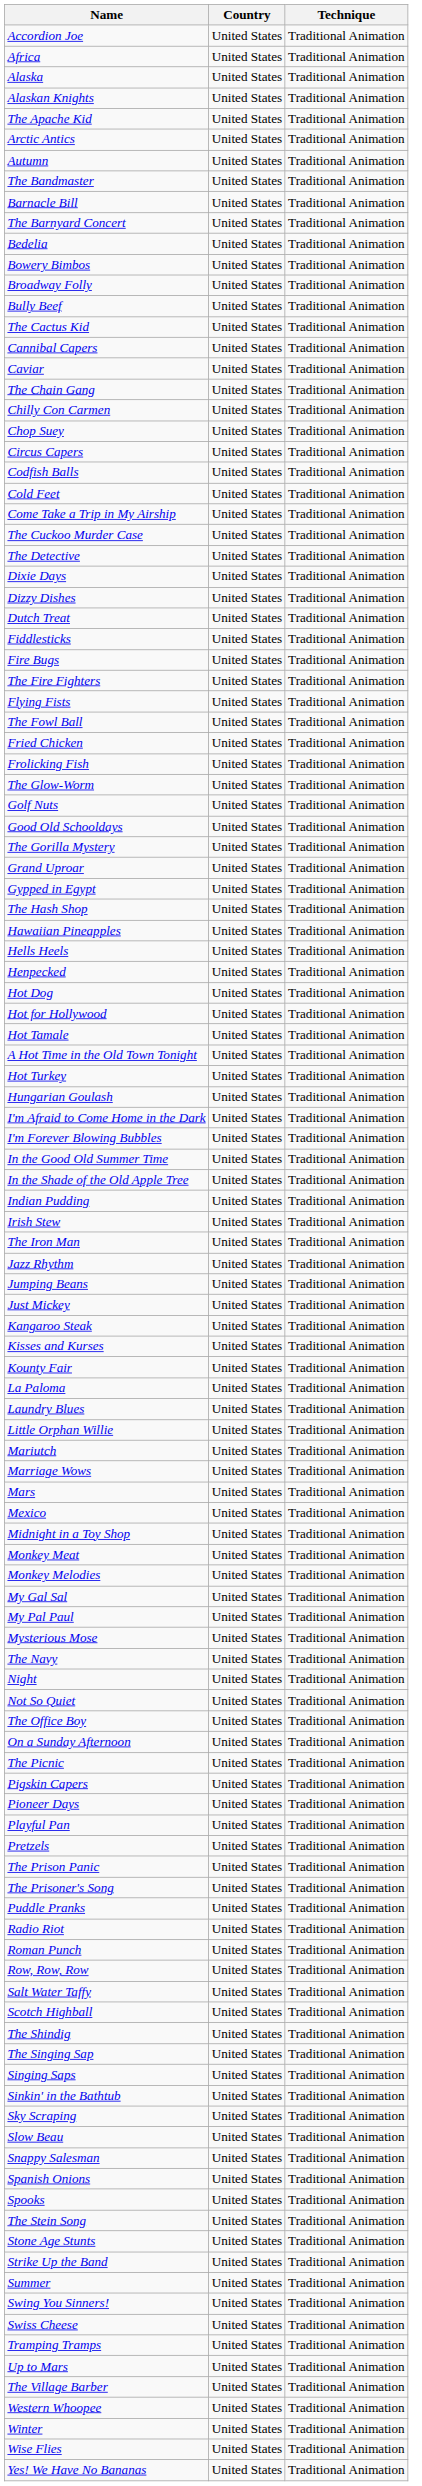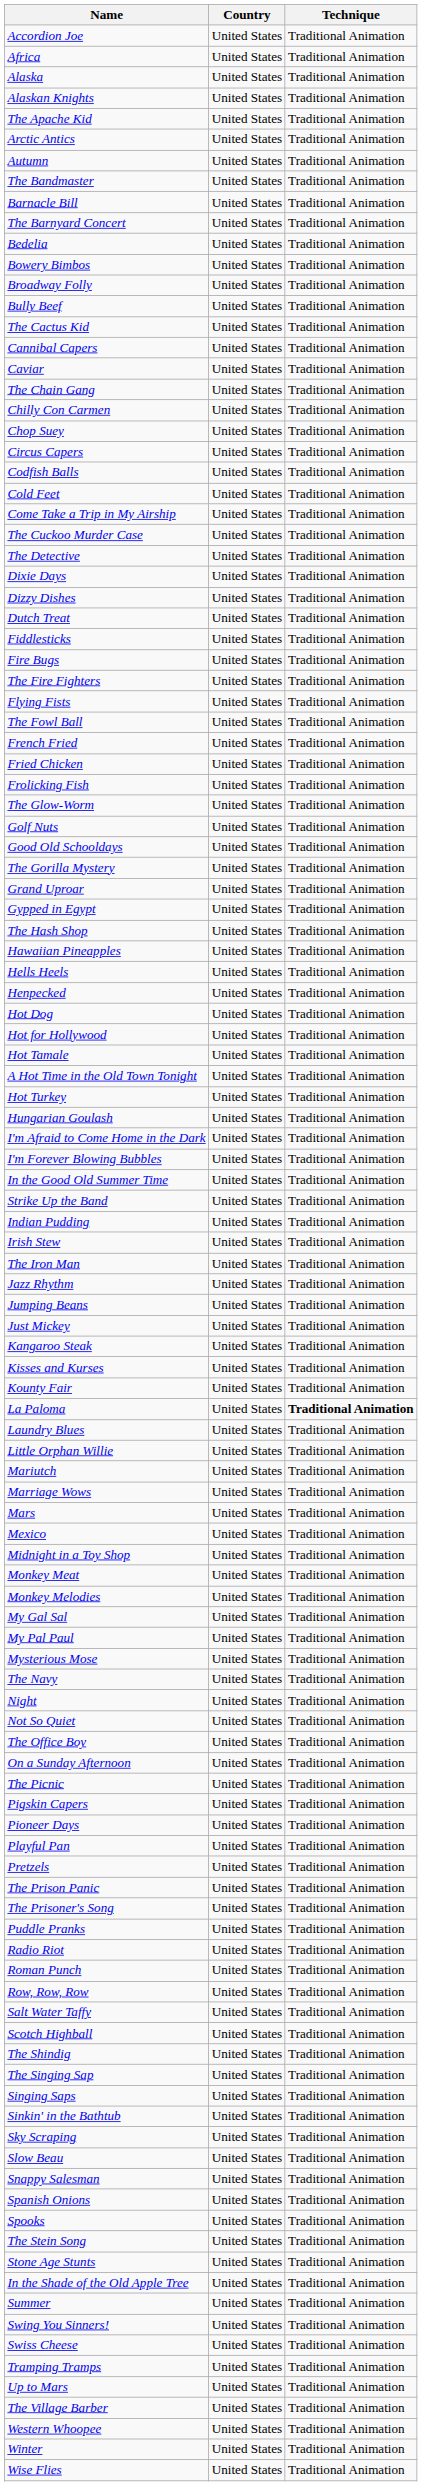+ row: (42, 743)
rows swapped: (98, 1180) <-> (58, 2262)
(346, 1388) normal -> (351, 1409) bold
- row: (77, 2470)
